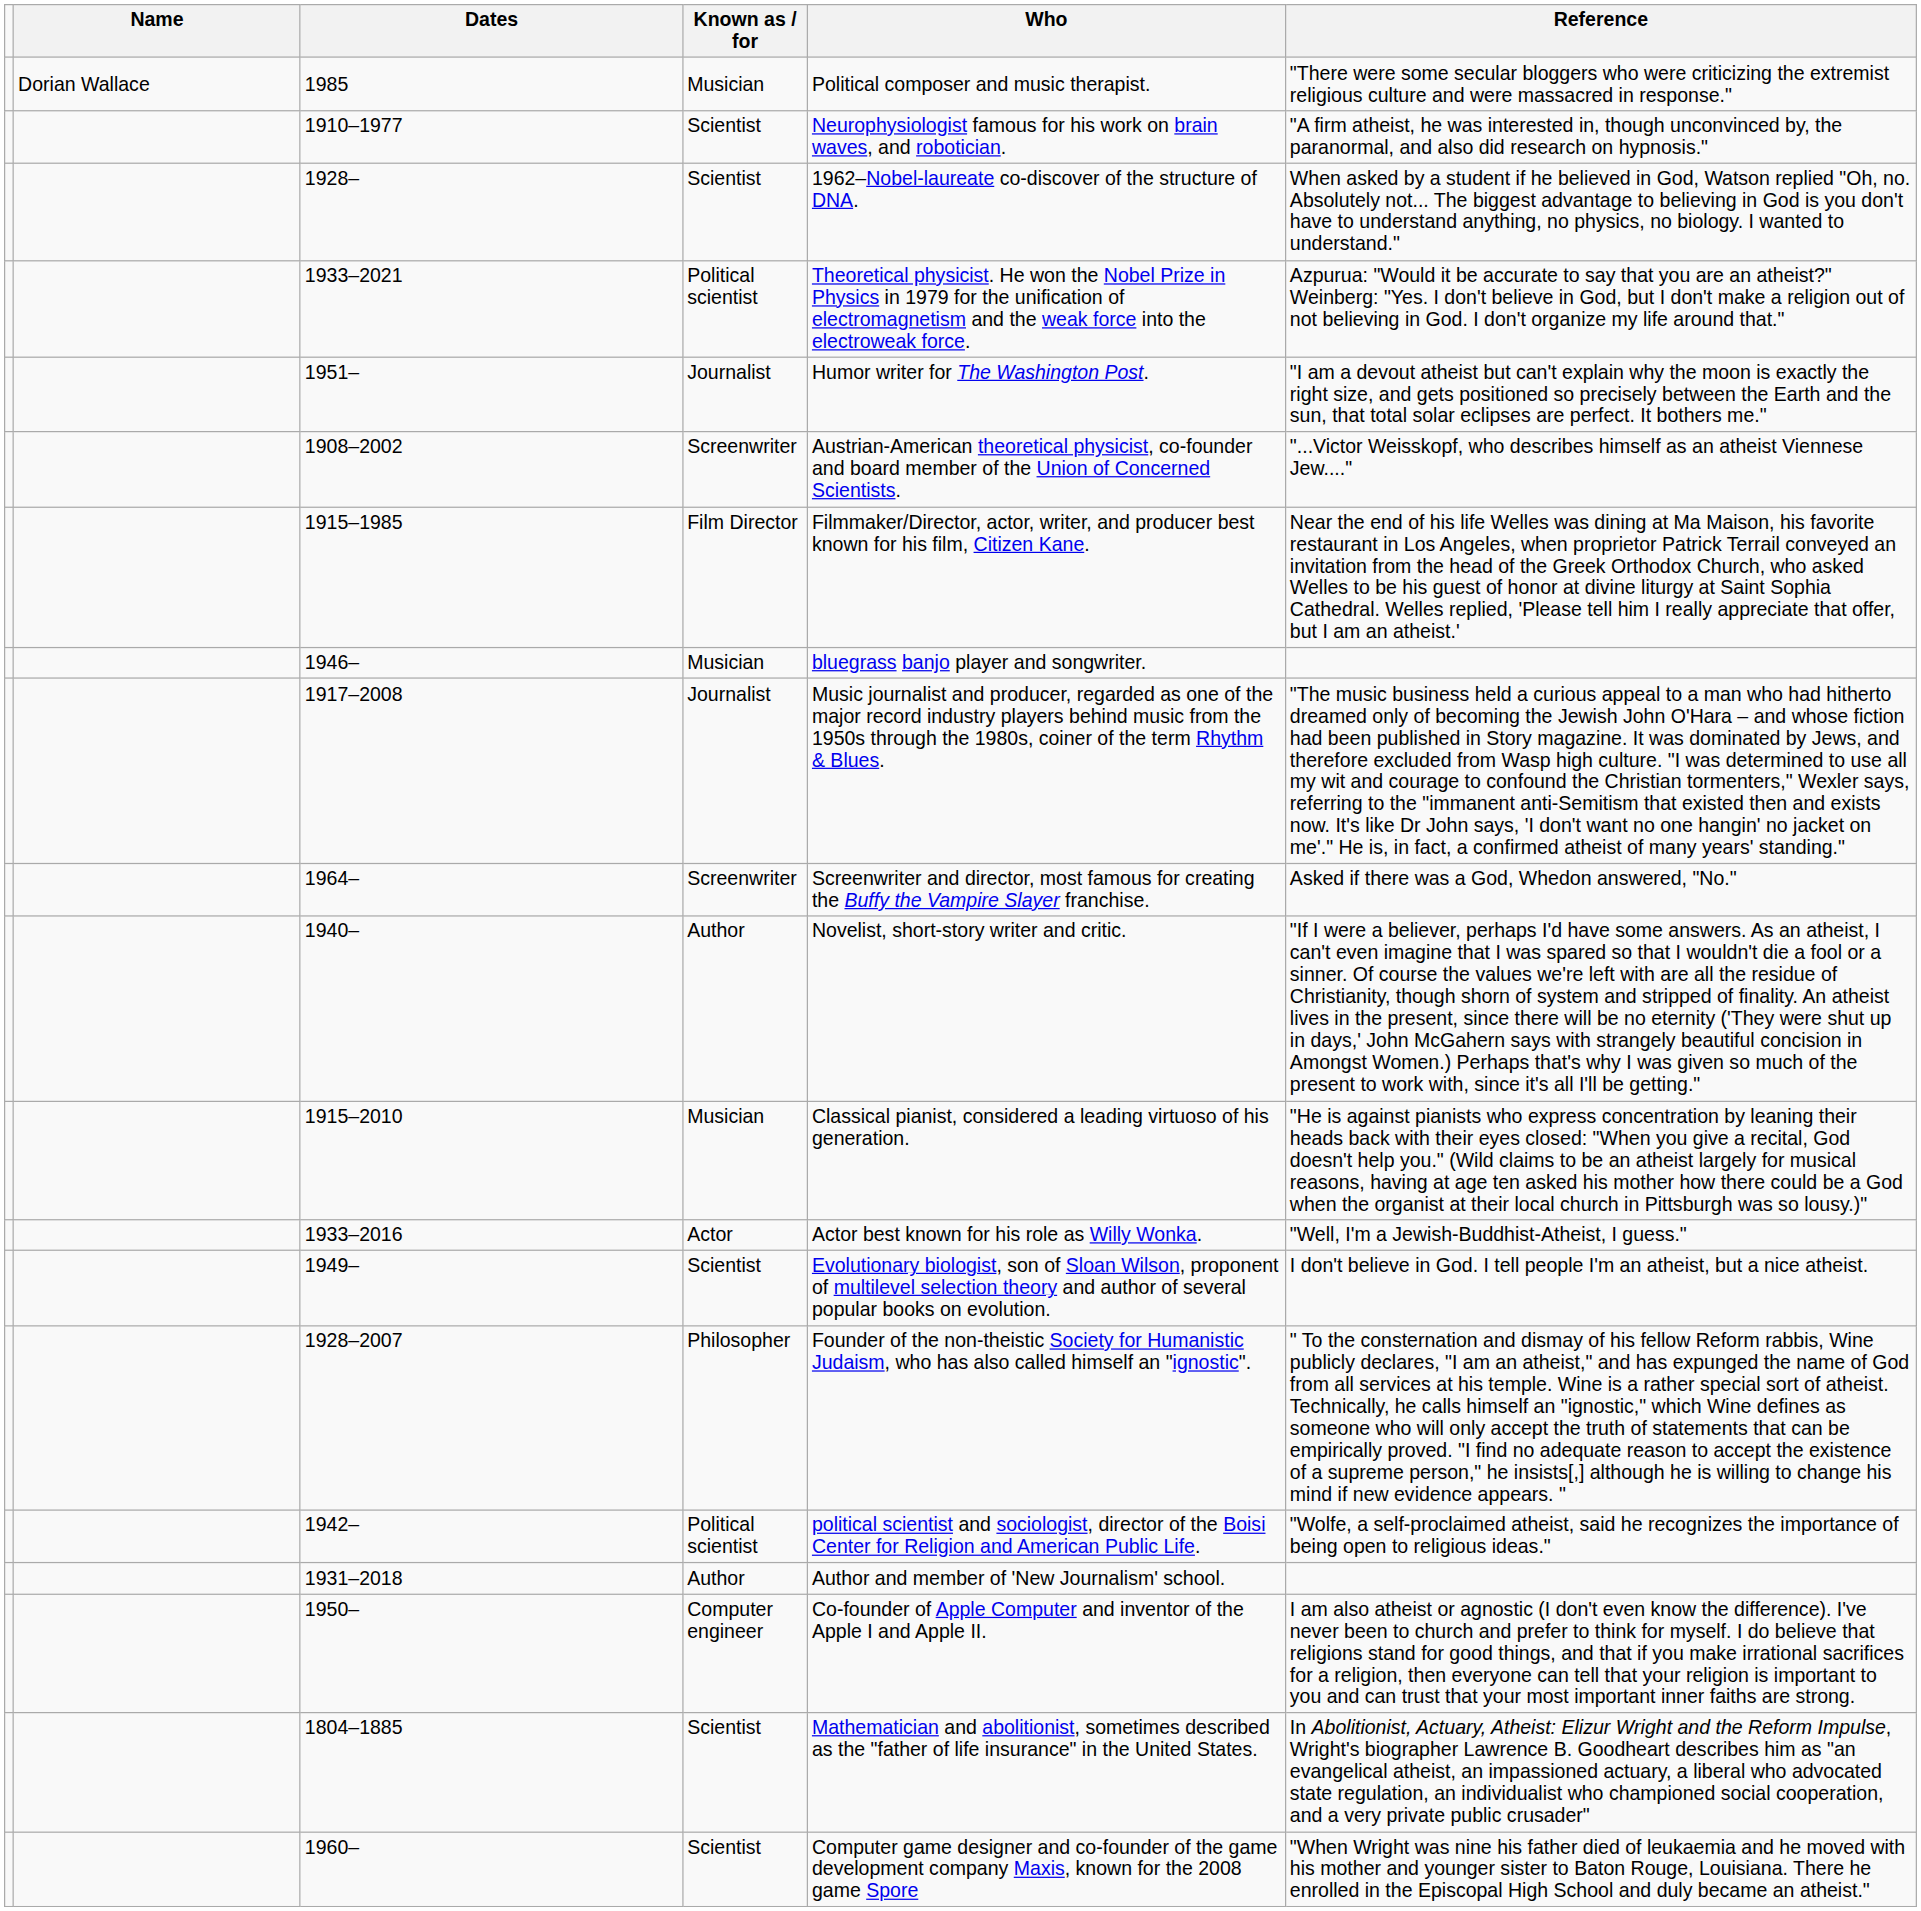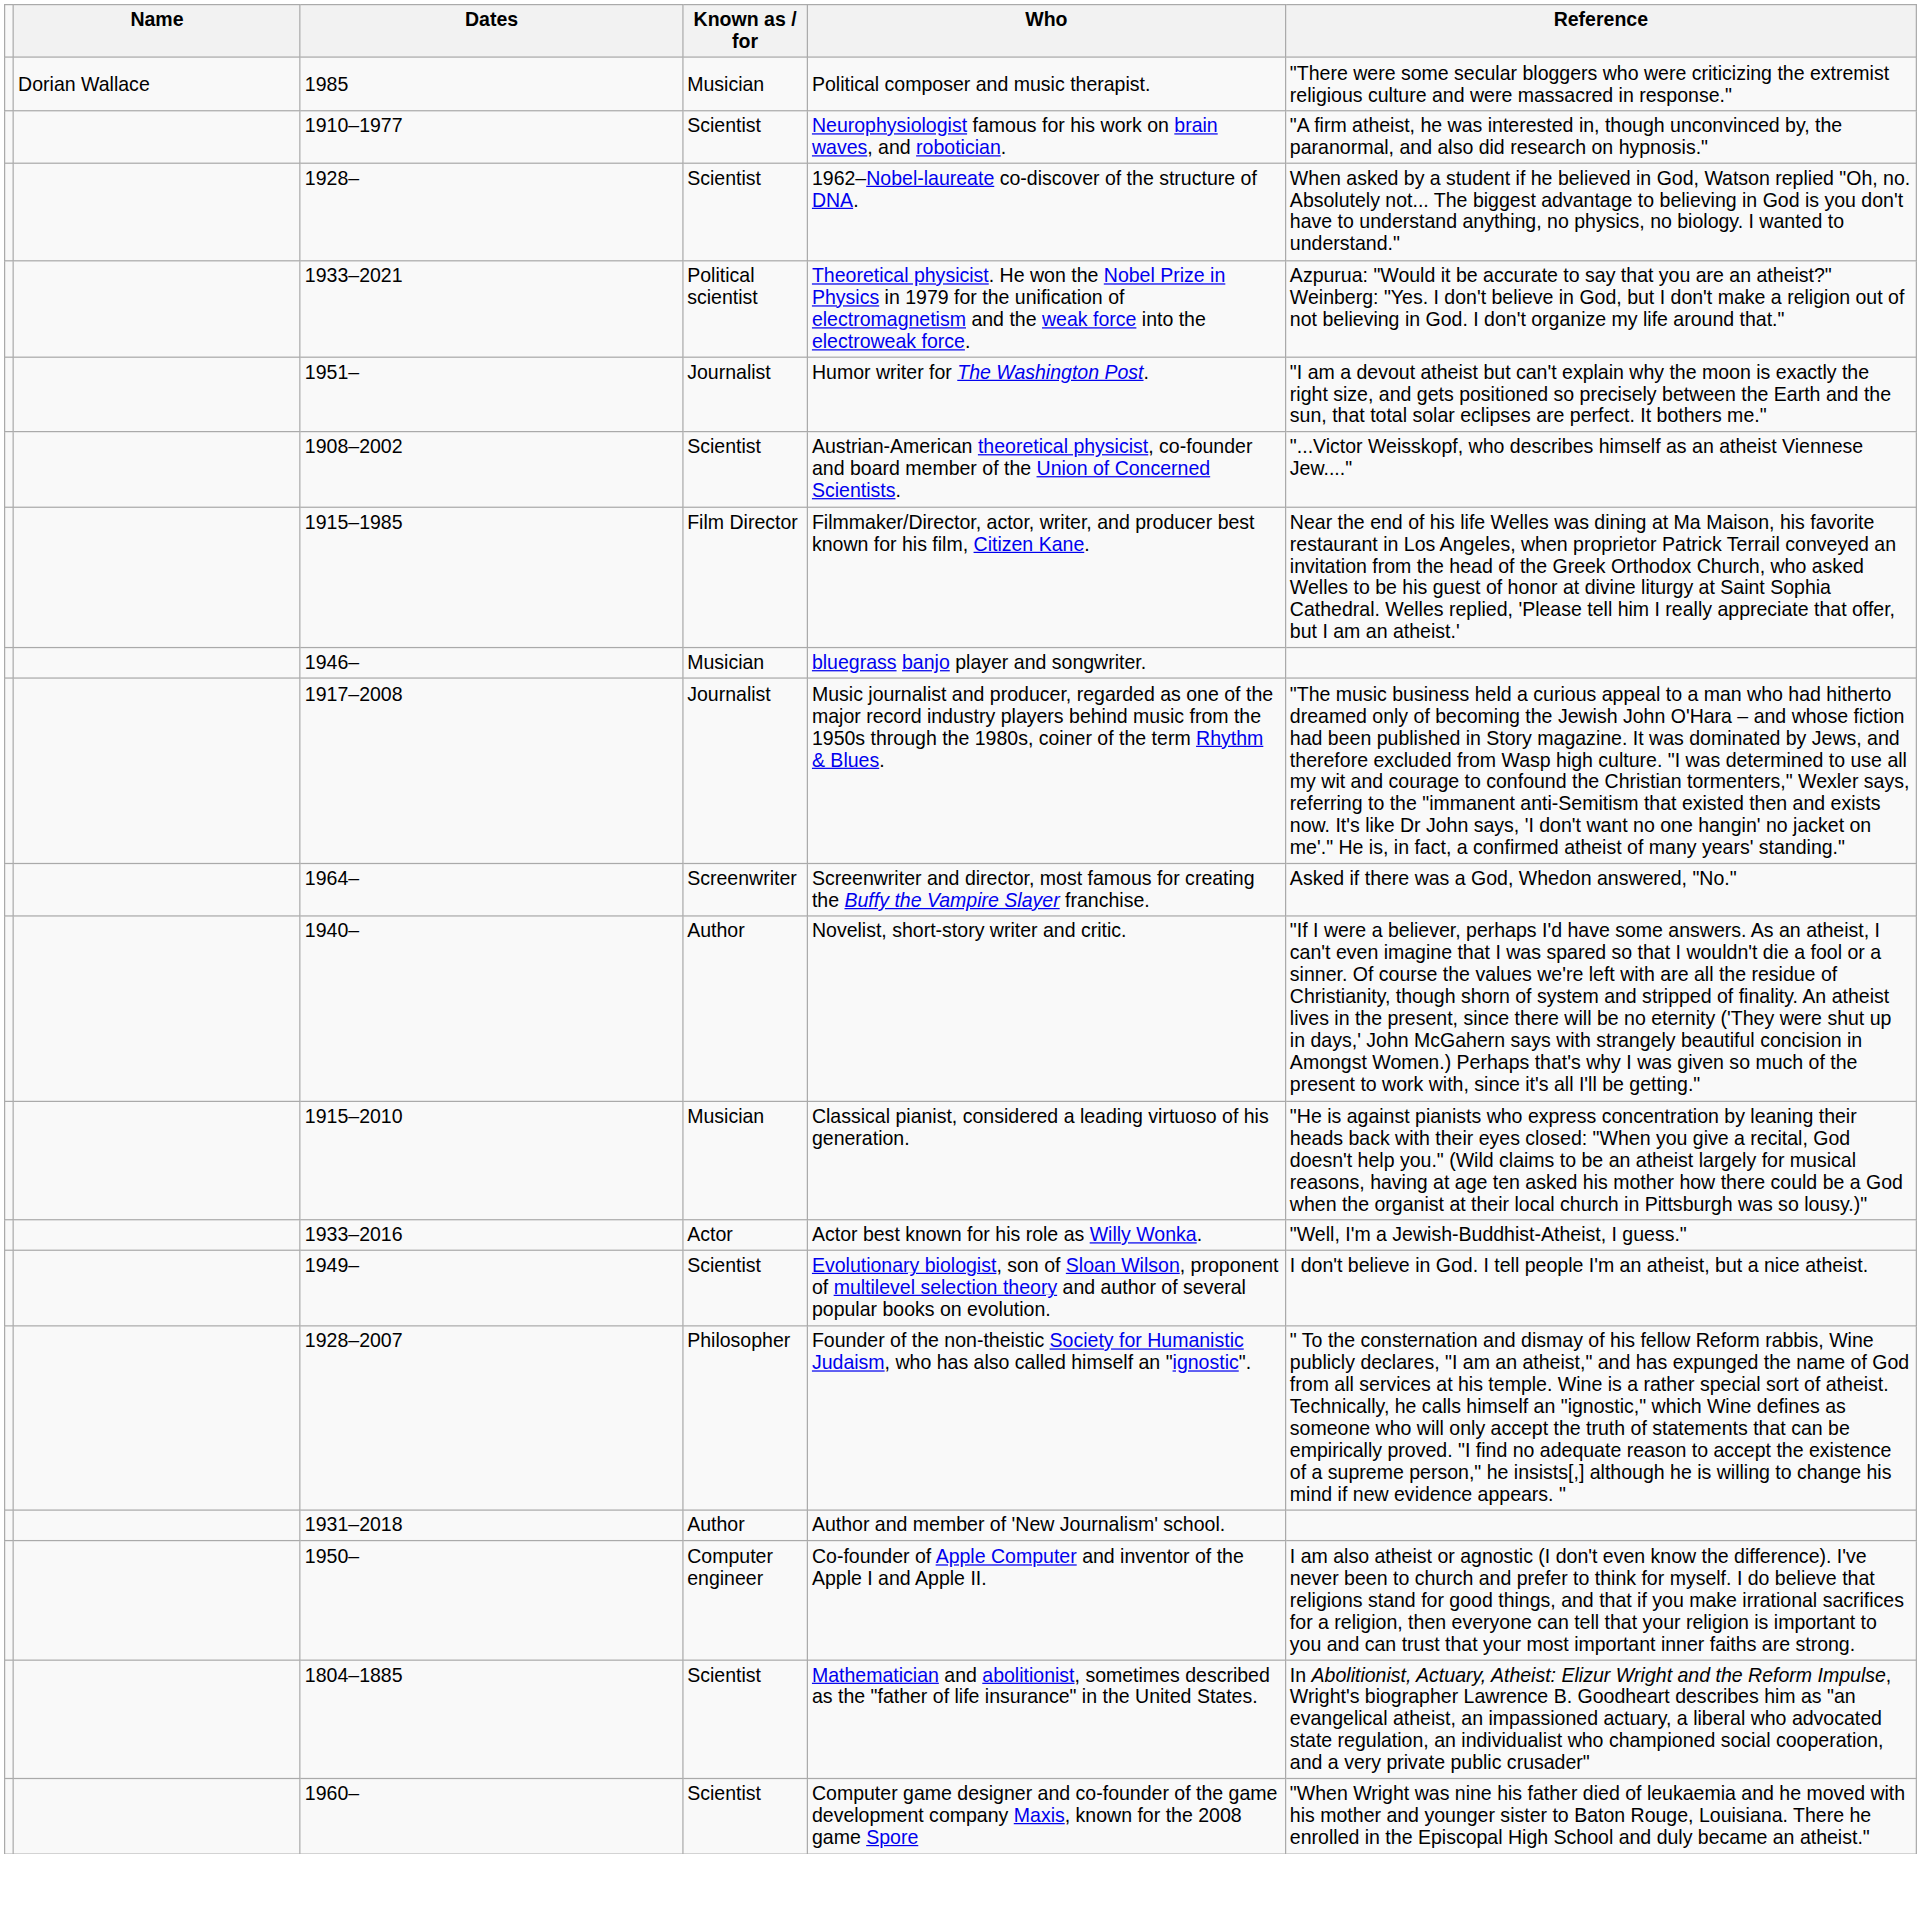(742, 447) Screenwriter -> (724, 447) Scientist
- row: (332, 1525)
